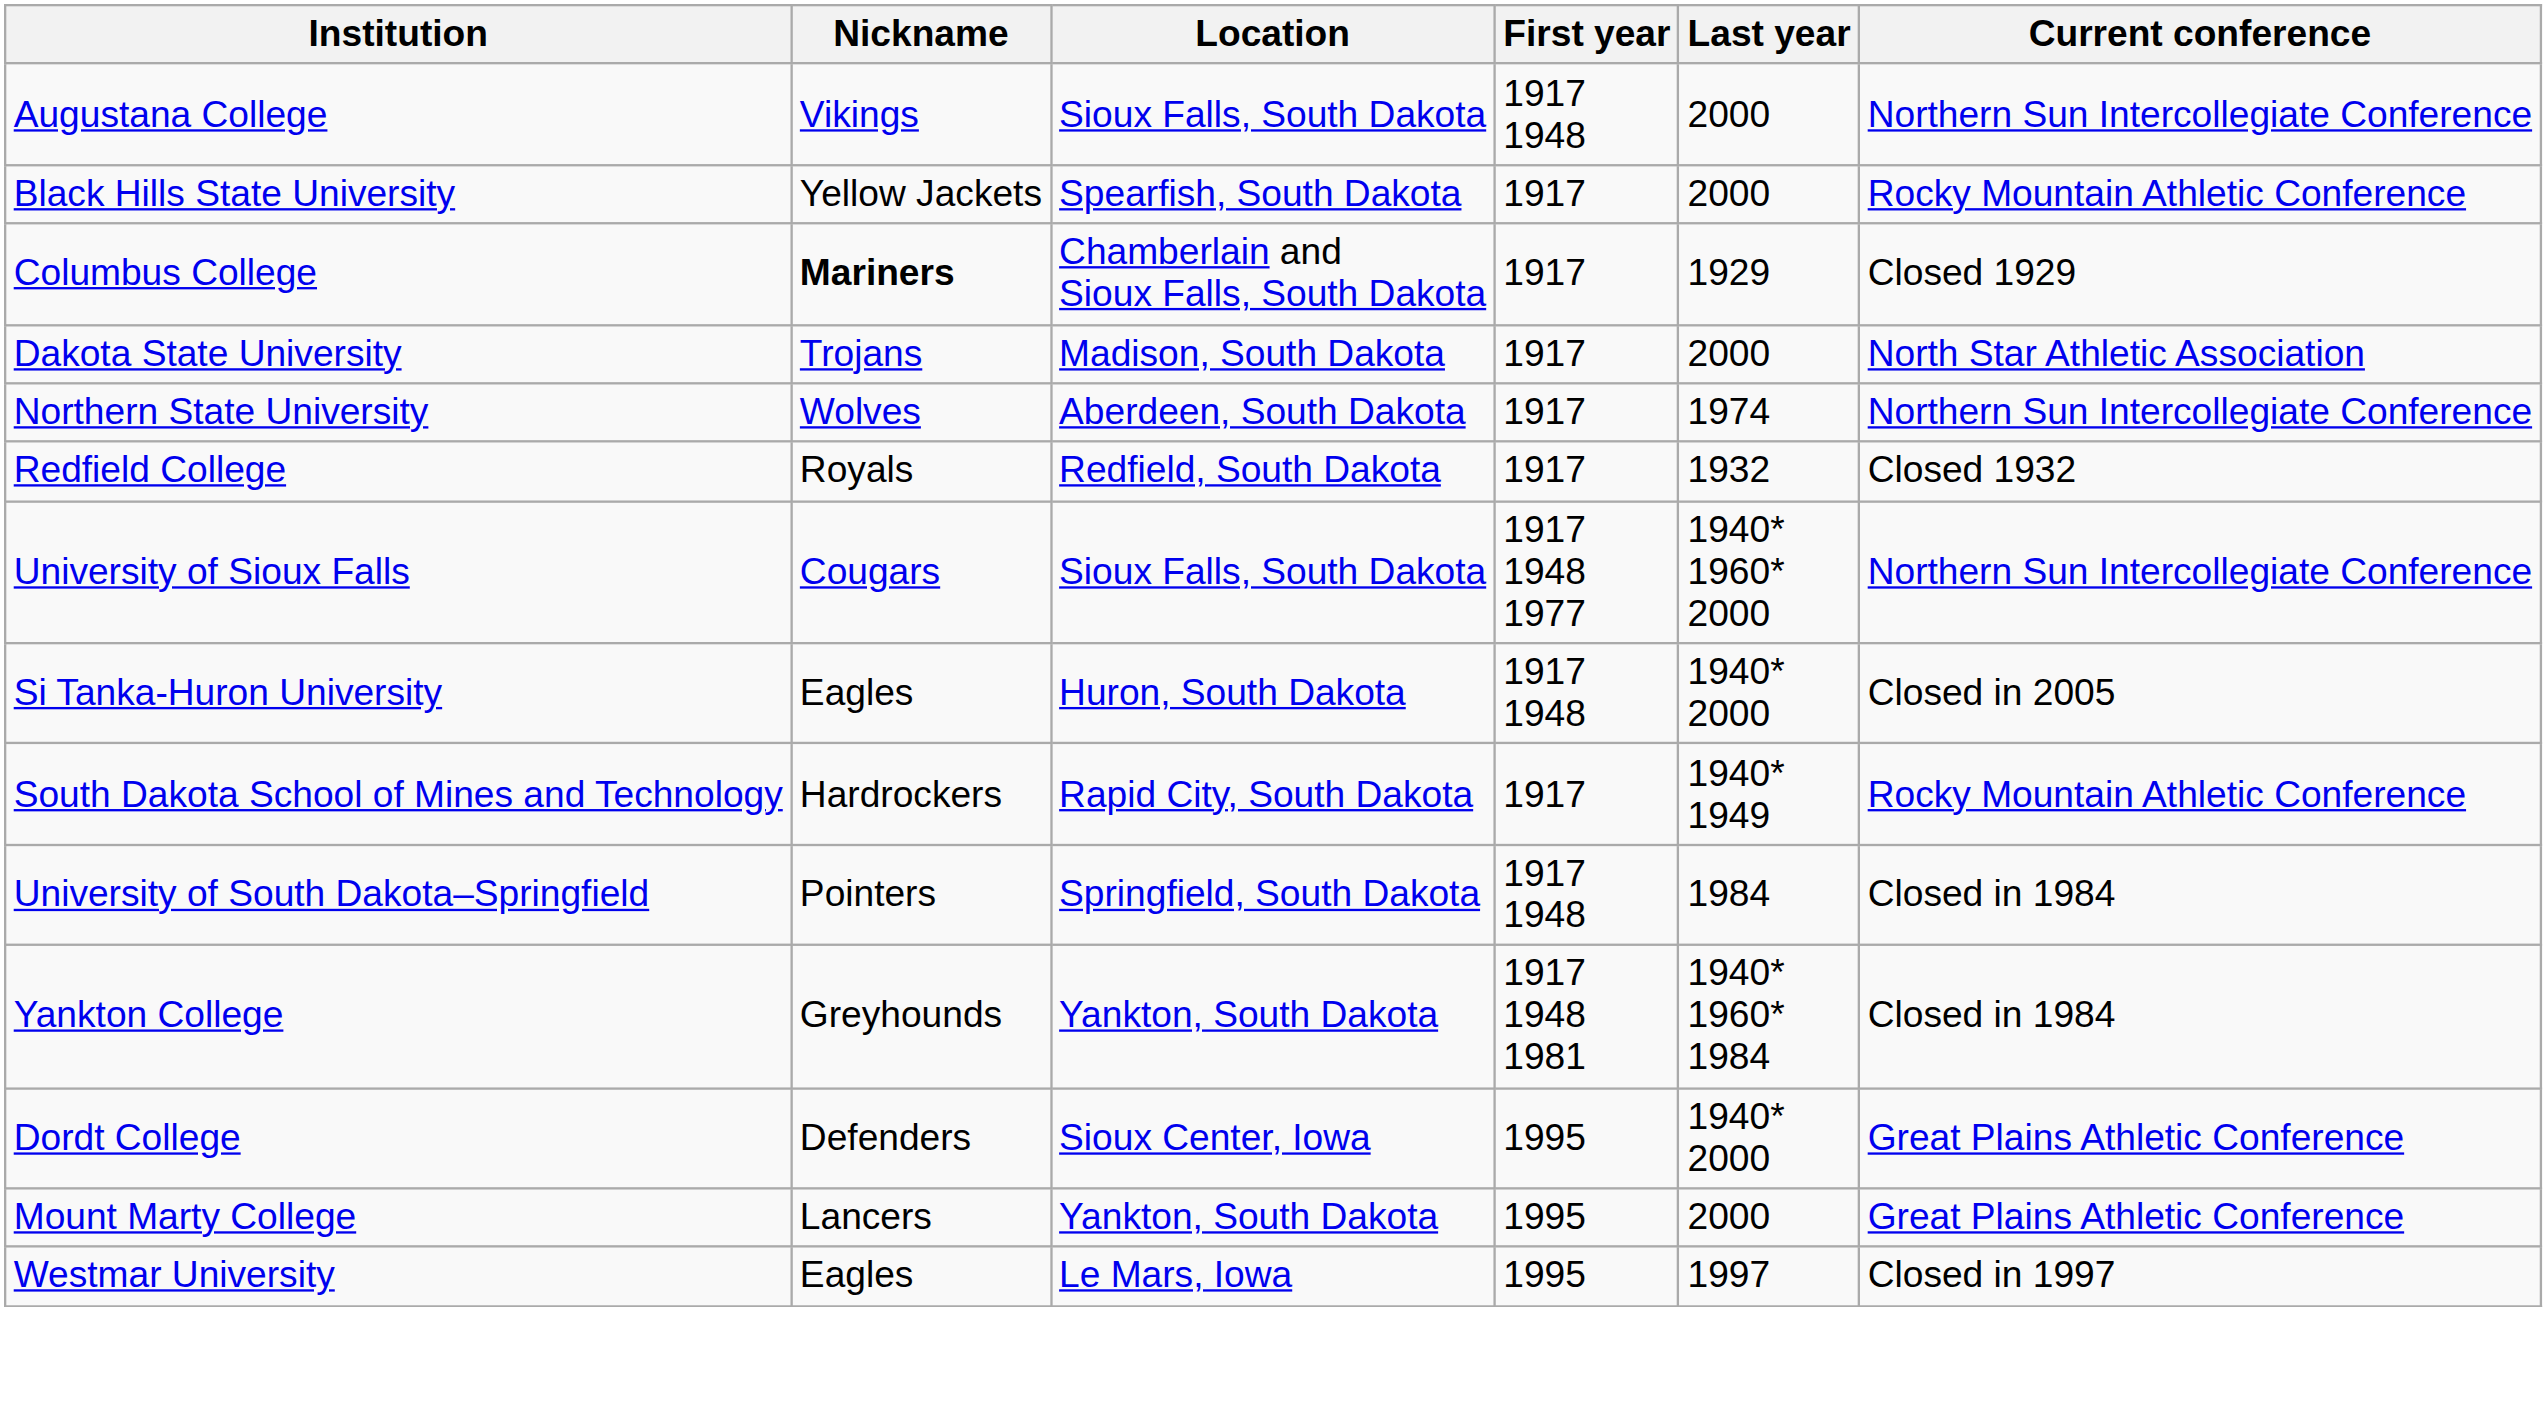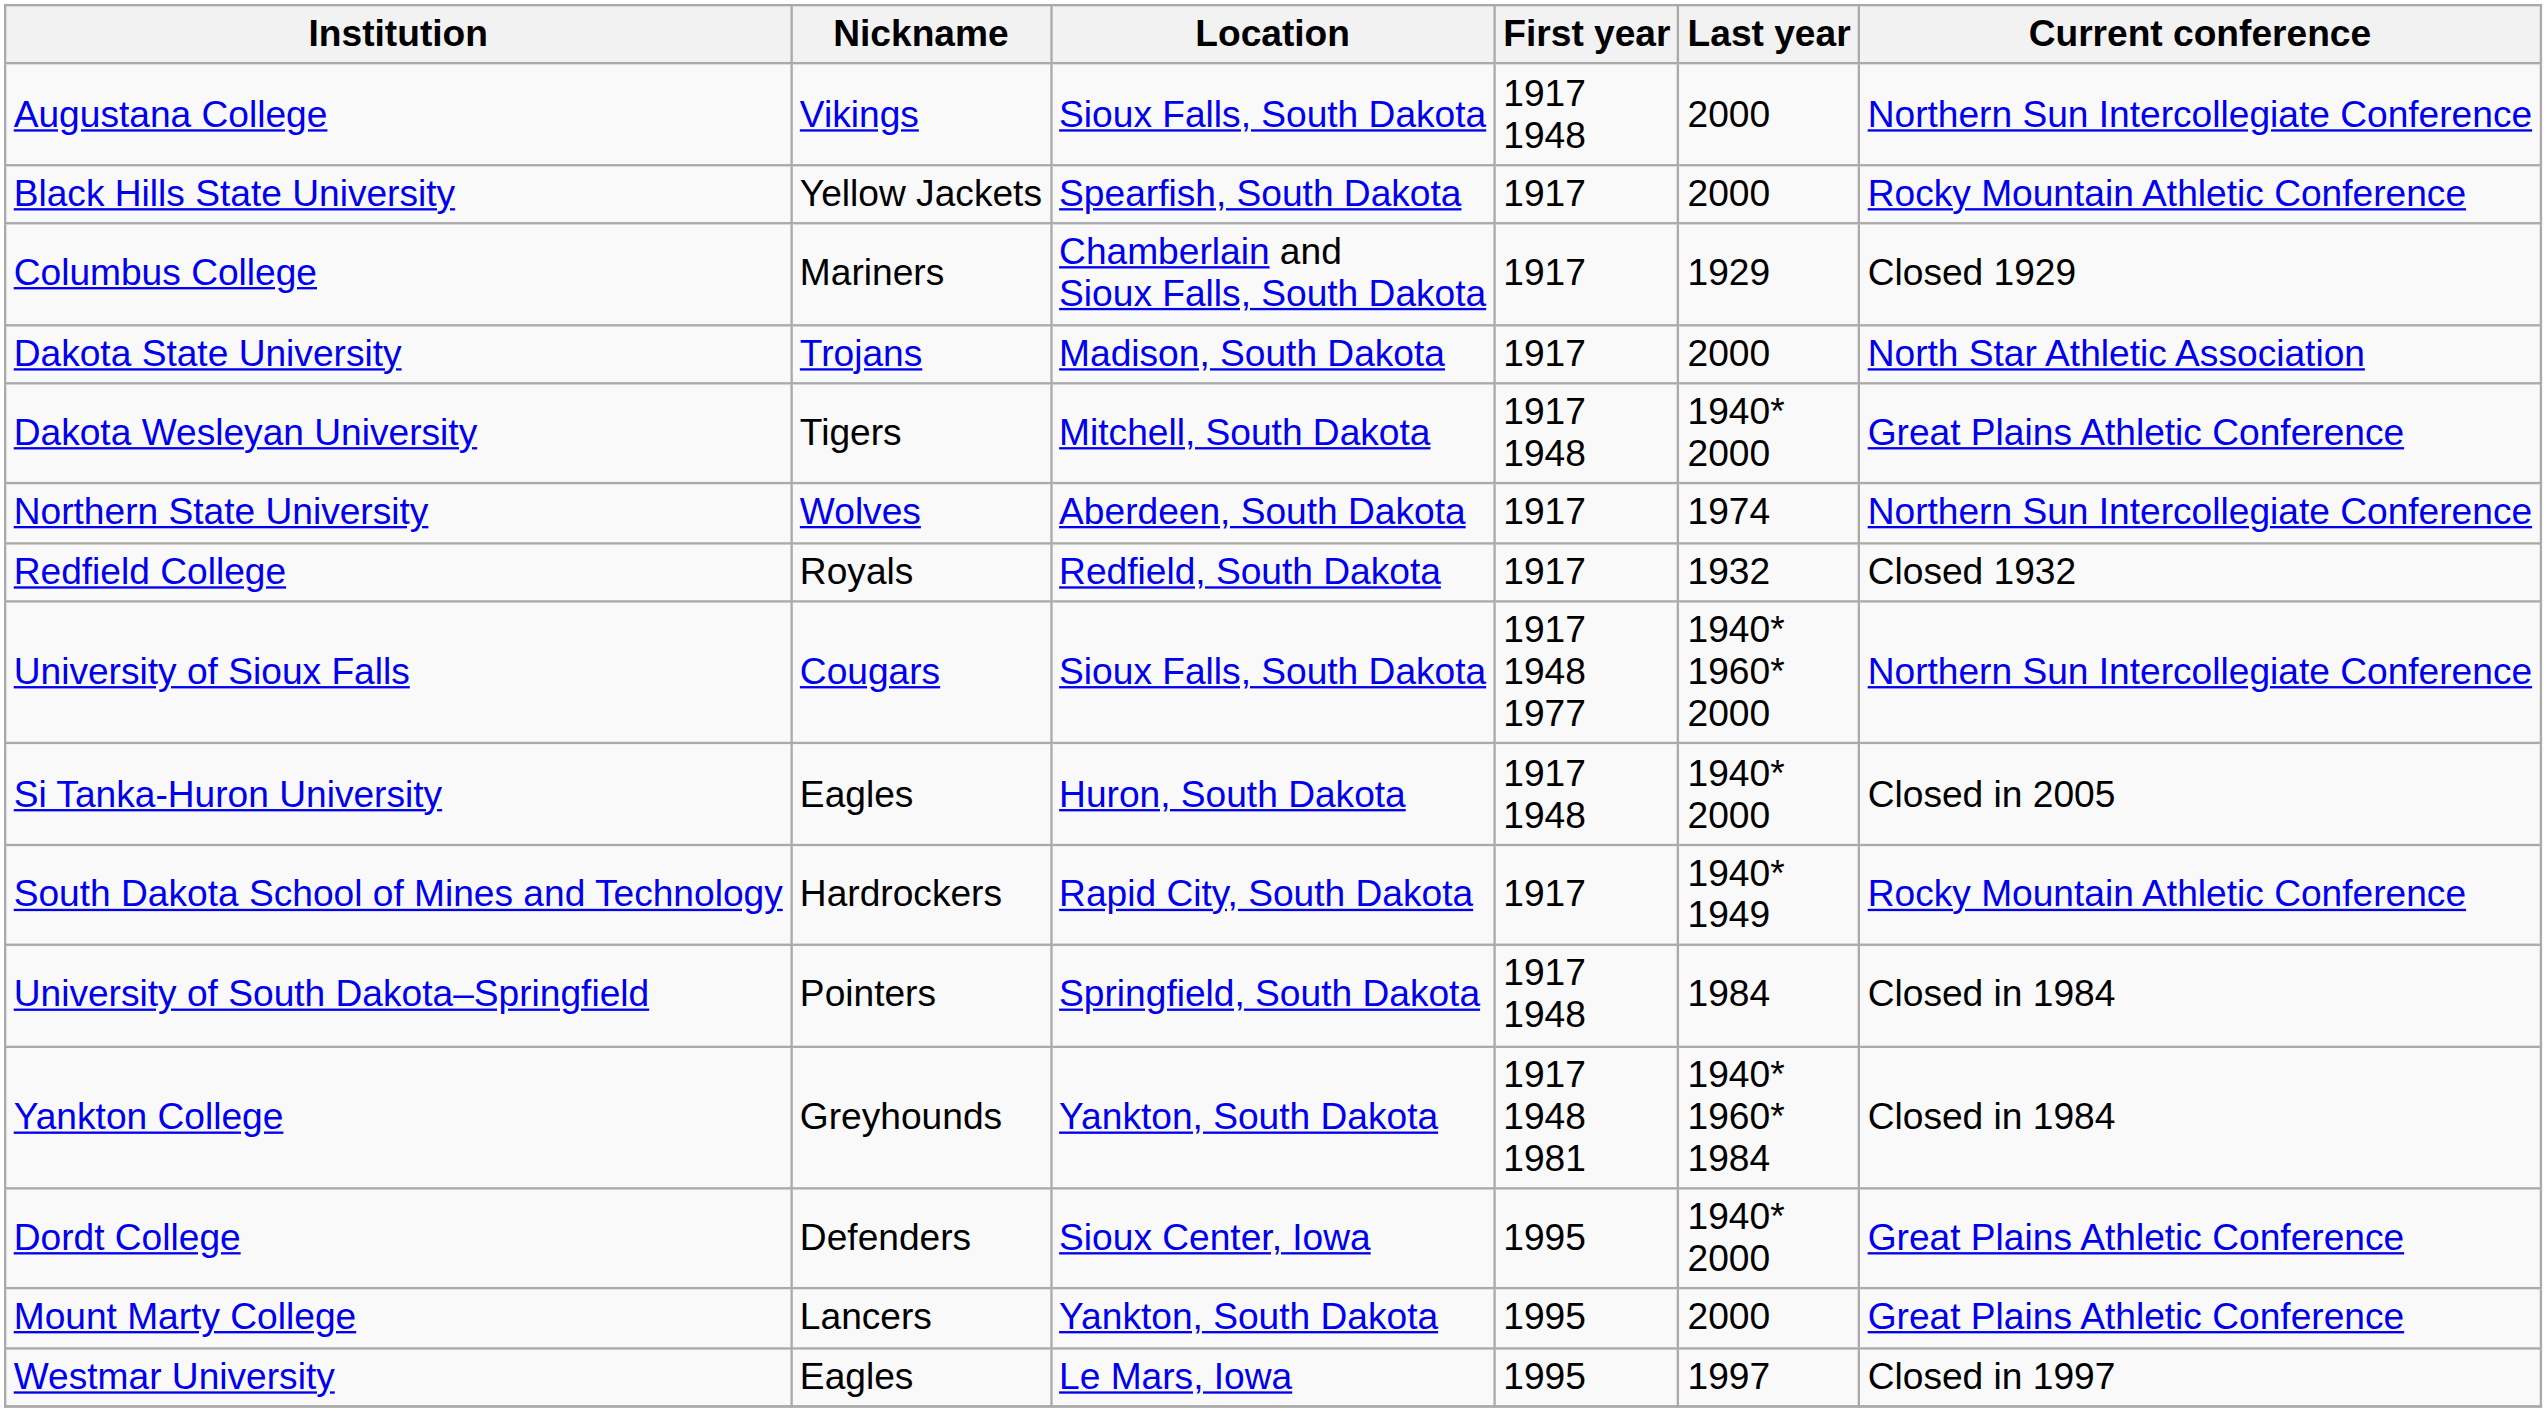(877, 273) bold -> (872, 273) normal
+ row: (245, 432)
